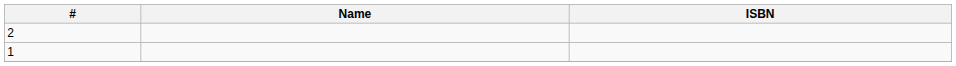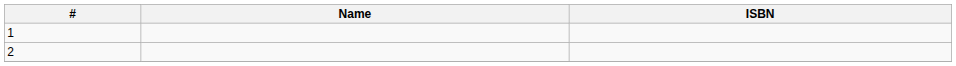rows swapped: (10, 52) <-> (10, 33)
